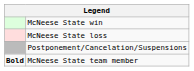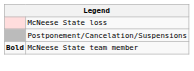- row: (65, 23)
